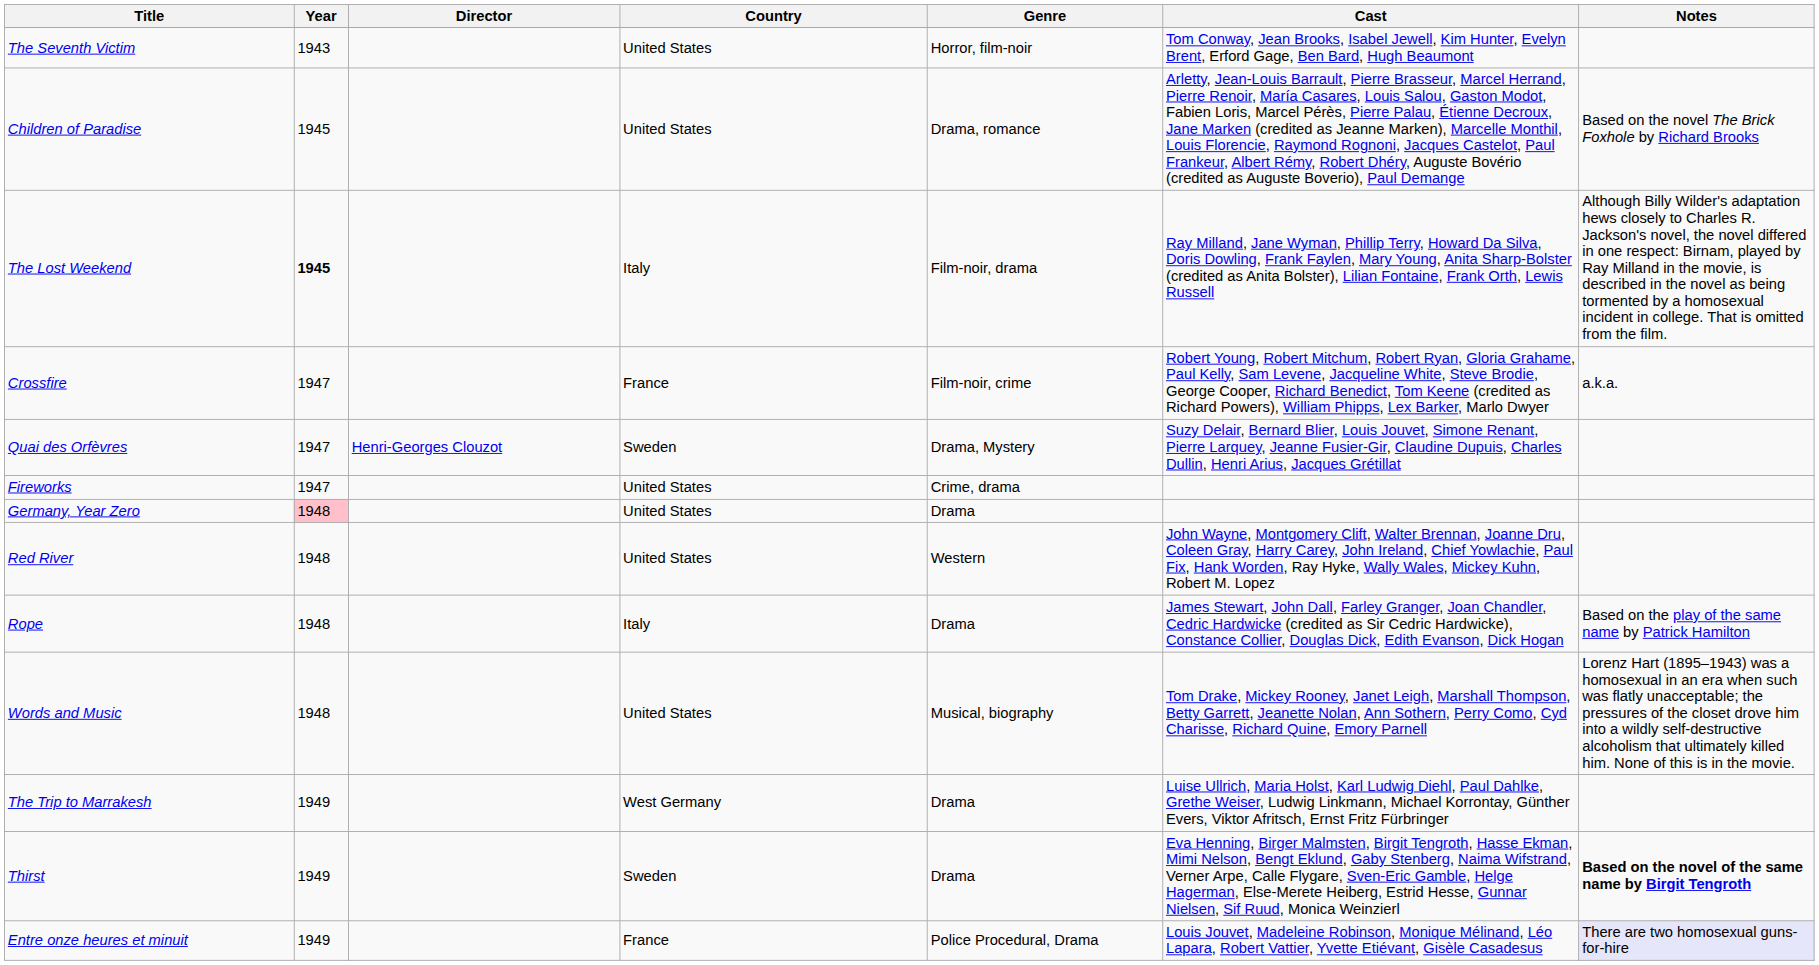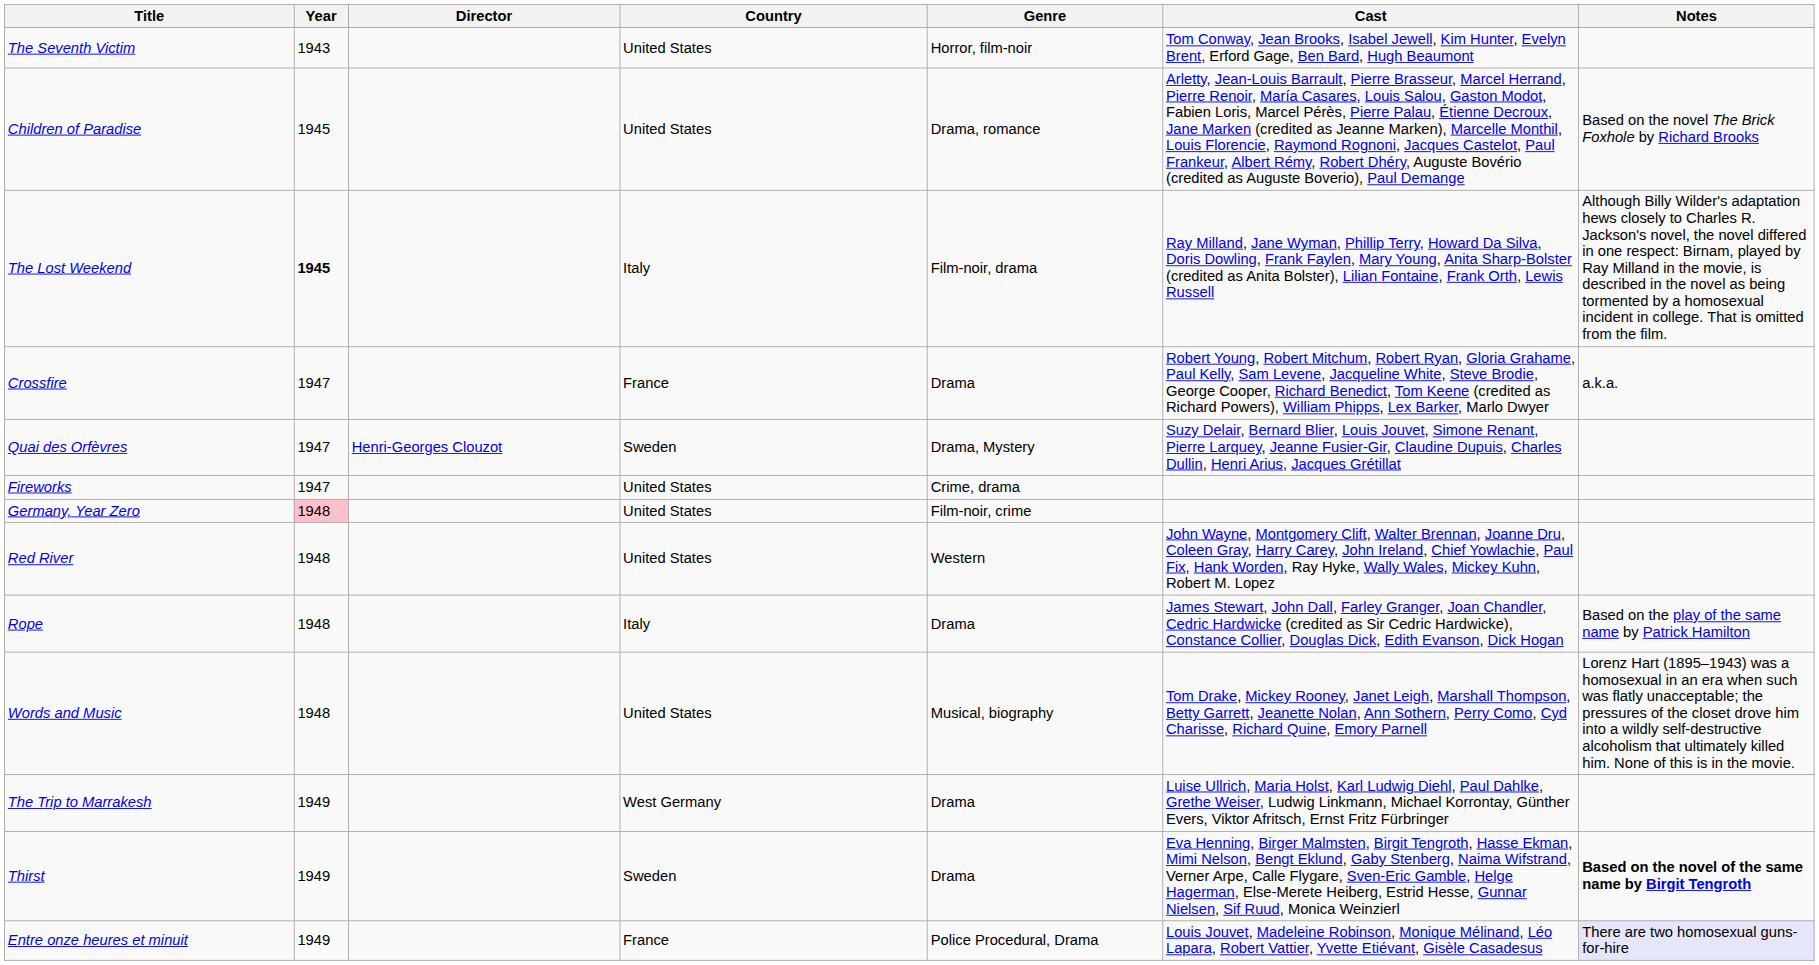(981, 382) Film-noir, crime -> (953, 382) Drama
(953, 510) Drama -> (981, 510) Film-noir, crime
